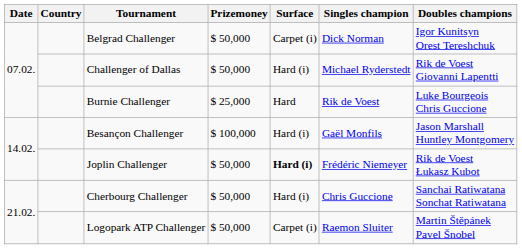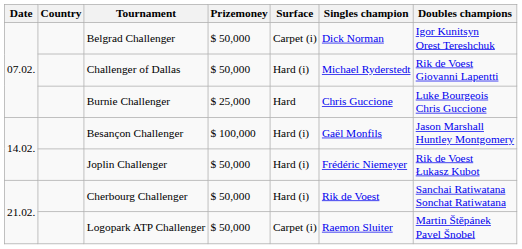(351, 101) Rik de Voest -> (357, 101) Chris Guccione
(293, 164) bold -> (291, 164) normal
(357, 195) Chris Guccione -> (351, 195) Rik de Voest
